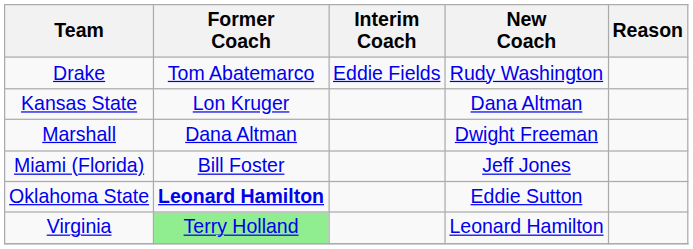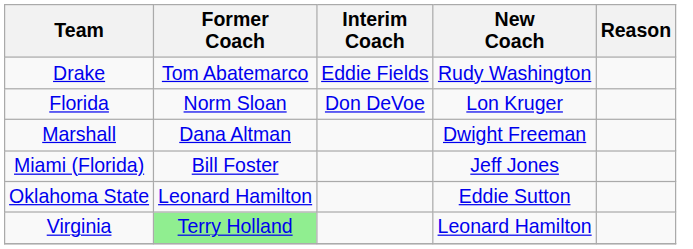+ row: (79, 103)
- row: (79, 103)
(241, 196) bold -> (235, 196) normal
